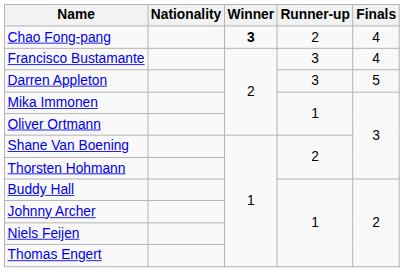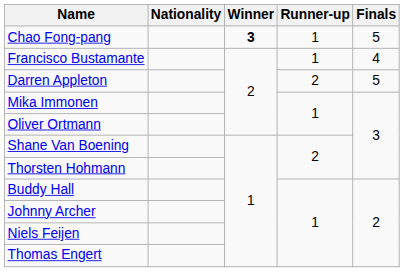(315, 37) 2 -> (315, 37) 1
(376, 37) 4 -> (376, 37) 5
(315, 59) 3 -> (315, 59) 1
(315, 80) 3 -> (315, 80) 2
